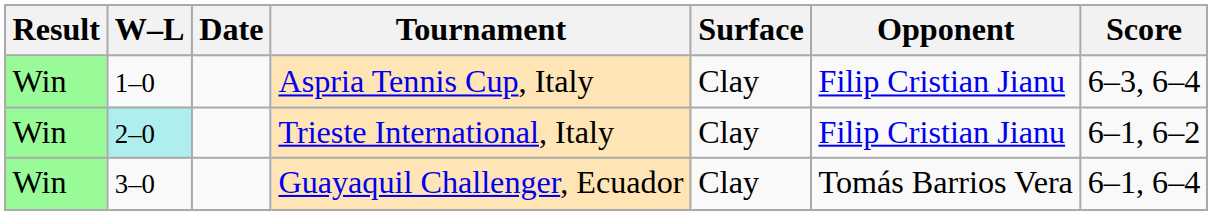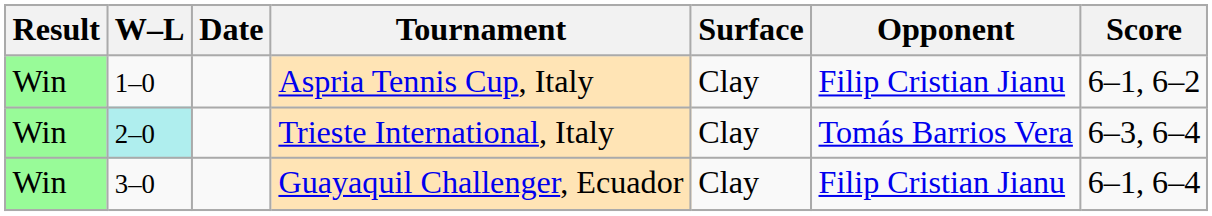(1144, 81) 6–3, 6–4 -> (1144, 81) 6–1, 6–2
(942, 132) Filip Cristian Jianu -> (946, 132) Tomás Barrios Vera
(1144, 132) 6–1, 6–2 -> (1144, 132) 6–3, 6–4
(946, 183) Tomás Barrios Vera -> (942, 183) Filip Cristian Jianu
